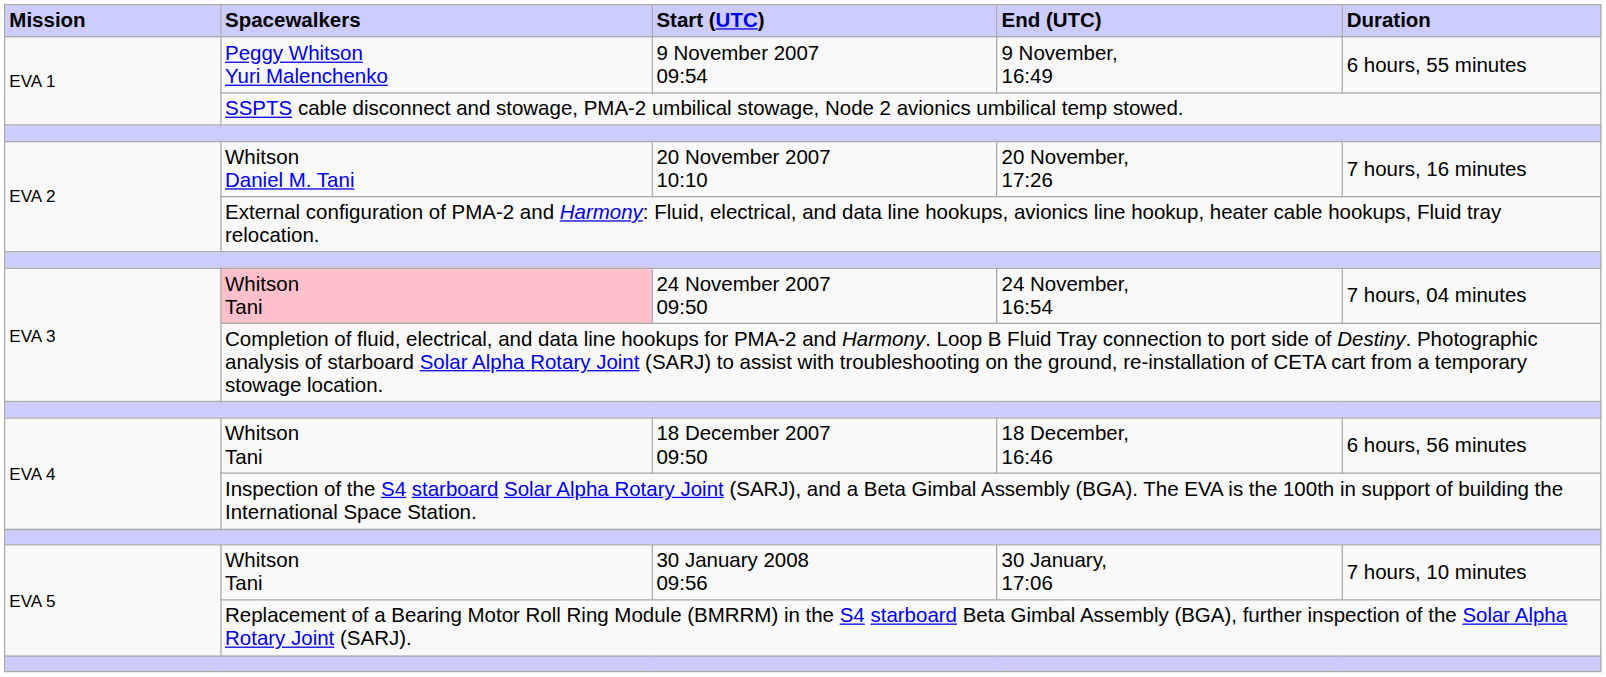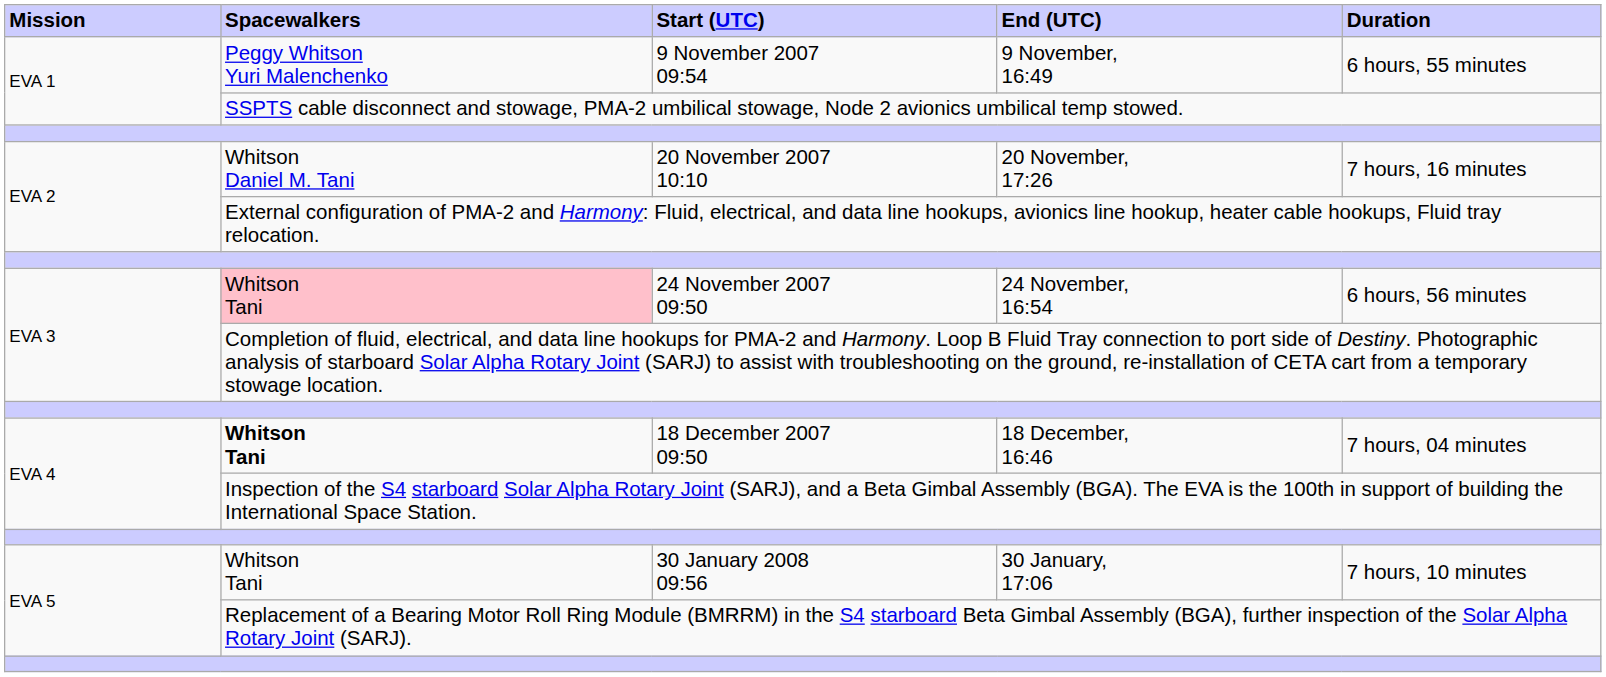(1437, 295) 7 hours, 04 minutes -> (1437, 295) 6 hours, 56 minutes
(262, 445) normal -> (265, 445) bold
(1437, 445) 6 hours, 56 minutes -> (1437, 445) 7 hours, 04 minutes
